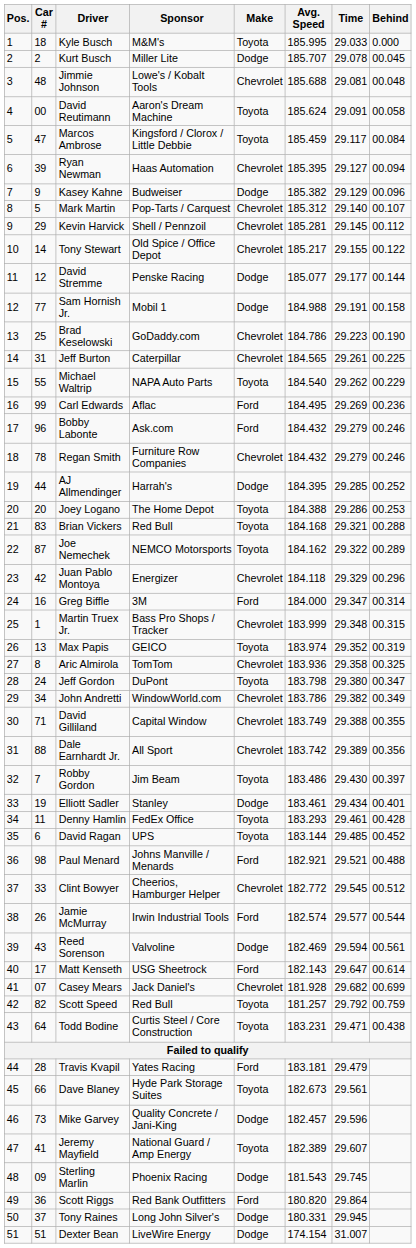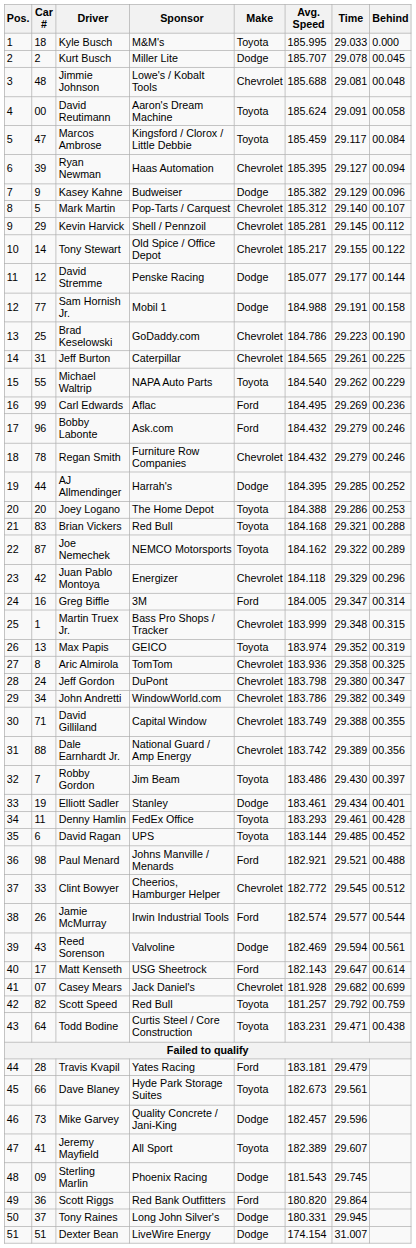(307, 601) 184.000 -> (307, 601) 184.005
(253, 681) Toyota -> (260, 681) Chevrolet
(152, 751) All Sport -> (171, 751) National Guard / Amp Energy
(171, 1148) National Guard / Amp Energy -> (152, 1148) All Sport
